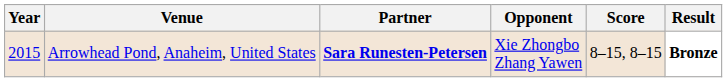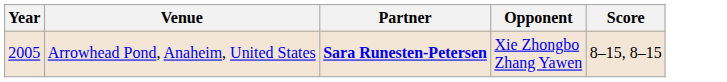- column: (693, 18)
(24, 53) 2015 -> (24, 53) 2005
